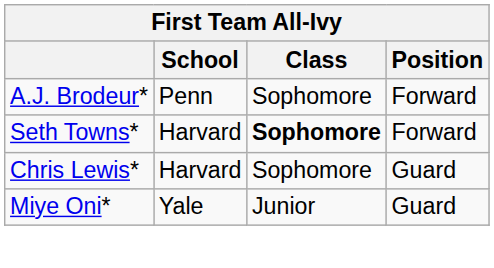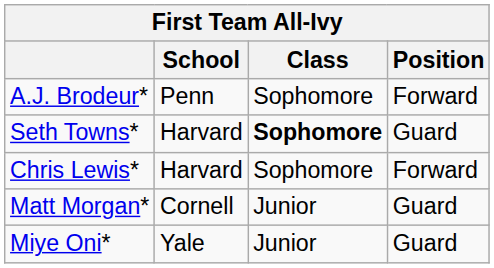(434, 133) Forward -> (425, 133) Guard
(424, 170) Guard -> (435, 170) Forward
+ row: (80, 206)
